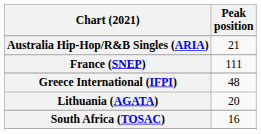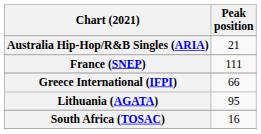(234, 82) 48 -> (234, 82) 66
(234, 100) 20 -> (234, 100) 95
